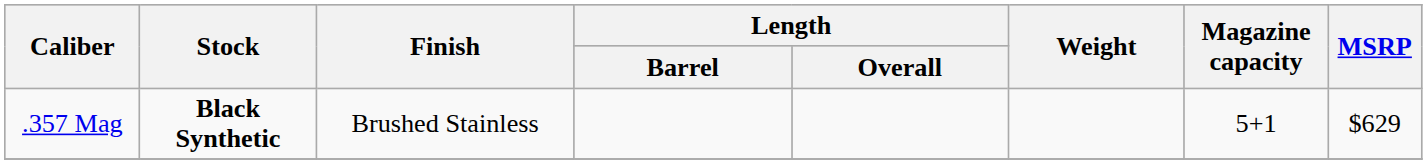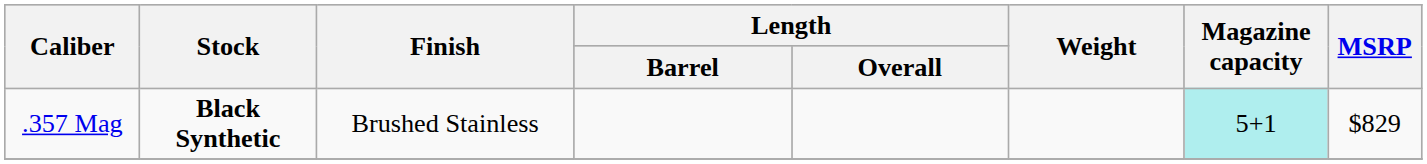(1256, 123) no background -> (1256, 123) paleturquoise background
(1375, 123) $629 -> (1375, 123) $829
